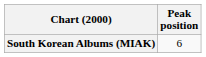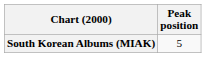(179, 43) 6 -> (179, 43) 5
